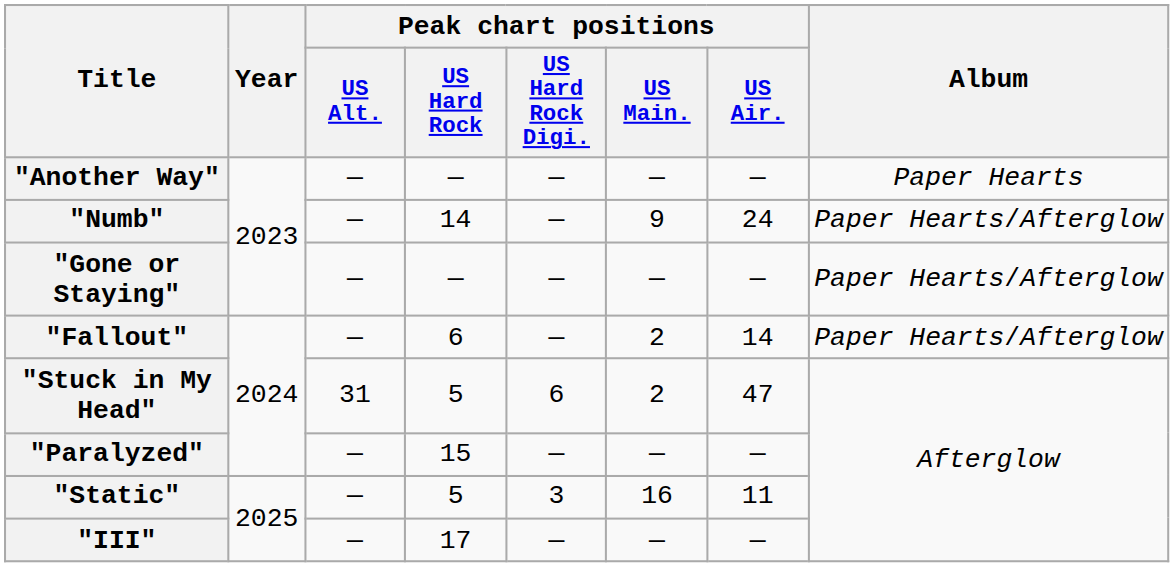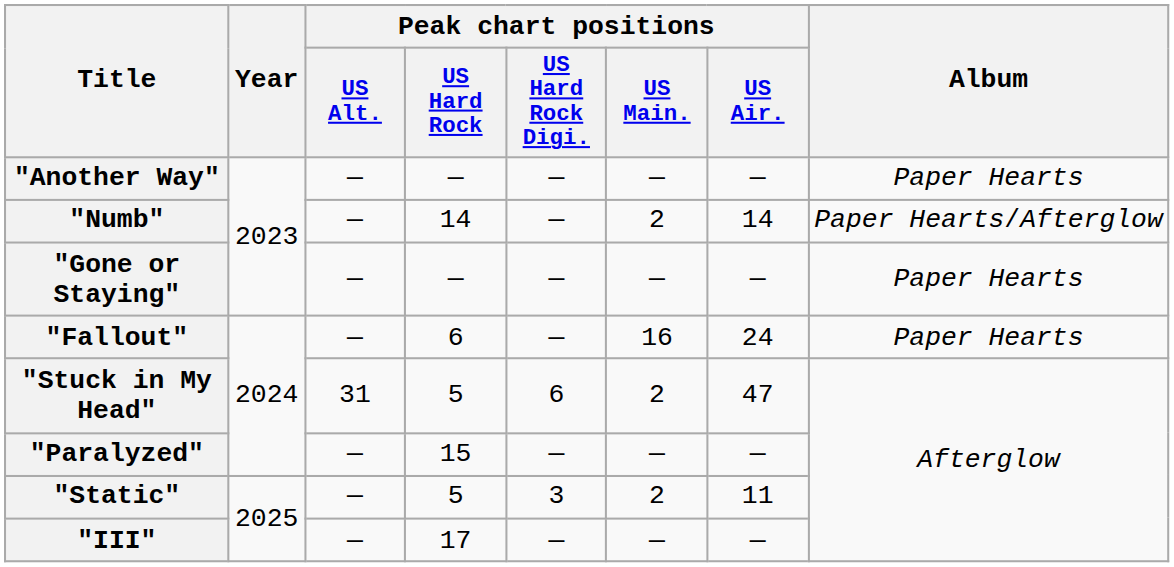(657, 221) 9 -> (657, 221) 2
(758, 221) 24 -> (758, 221) 14
(989, 279) Paper Hearts/Afterglow -> (989, 279) Paper Hearts
(657, 337) 2 -> (657, 337) 16
(758, 337) 14 -> (758, 337) 24
(989, 337) Paper Hearts/Afterglow -> (989, 337) Paper Hearts
(657, 497) 16 -> (657, 497) 2
